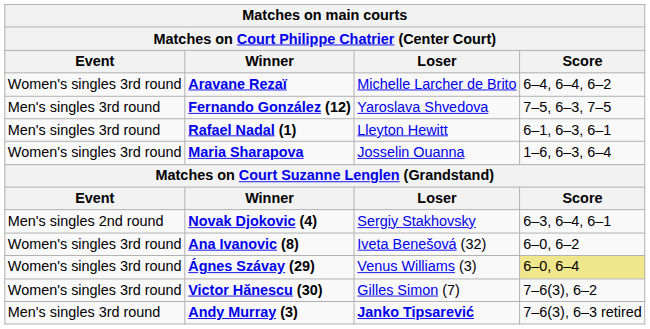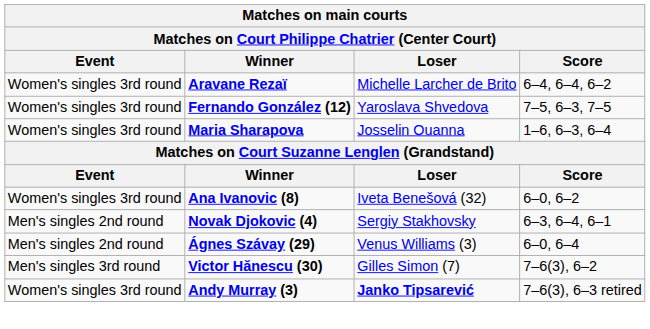(84, 107) Men's singles 3rd round -> (95, 107) Women's singles 3rd round
- row: (242, 130)
rows swapped: (243, 244) <-> (253, 221)
(95, 267) Women's singles 3rd round -> (86, 244) Men's singles 2nd round
(551, 267) khaki background -> (551, 244) no background
(95, 289) Women's singles 3rd round -> (84, 267) Men's singles 3rd round
(84, 312) Men's singles 3rd round -> (95, 289) Women's singles 3rd round
